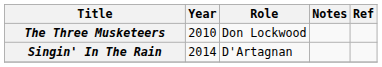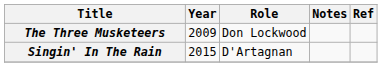(202, 33) 2010 -> (202, 33) 2009
(202, 52) 2014 -> (202, 52) 2015
